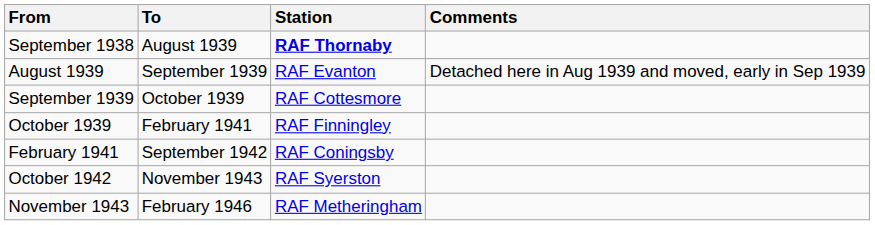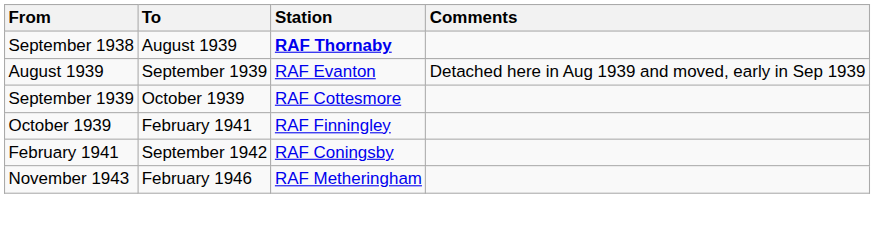- row: (60, 179)
